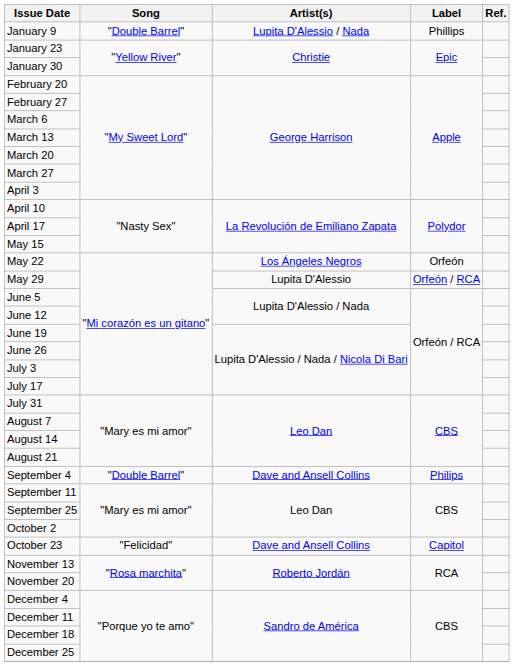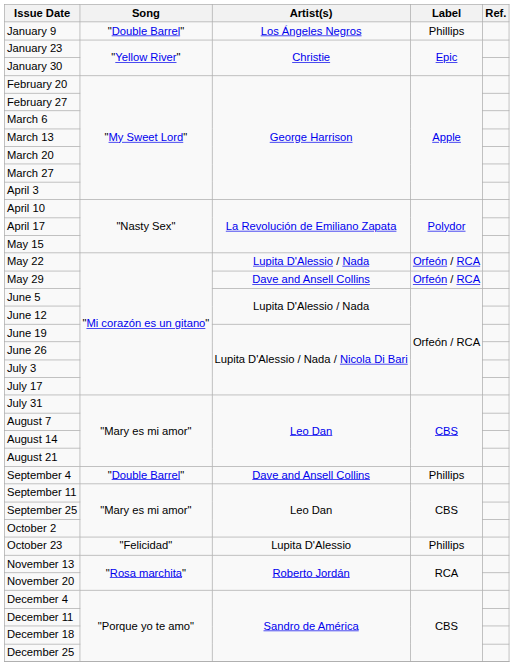(311, 31) Lupita D'Alessio / Nada -> (311, 31) Los Ángeles Negros
(311, 262) Los Ángeles Negros -> (311, 262) Lupita D'Alessio / Nada
(447, 262) Orfeón -> (447, 262) Orfeón / RCA
(311, 279) Lupita D'Alessio -> (311, 279) Dave and Ansell Collins
(447, 475) Philips -> (447, 475) Phillips
(311, 546) Dave and Ansell Collins -> (311, 546) Lupita D'Alessio
(447, 546) Capitol -> (447, 546) Phillips
